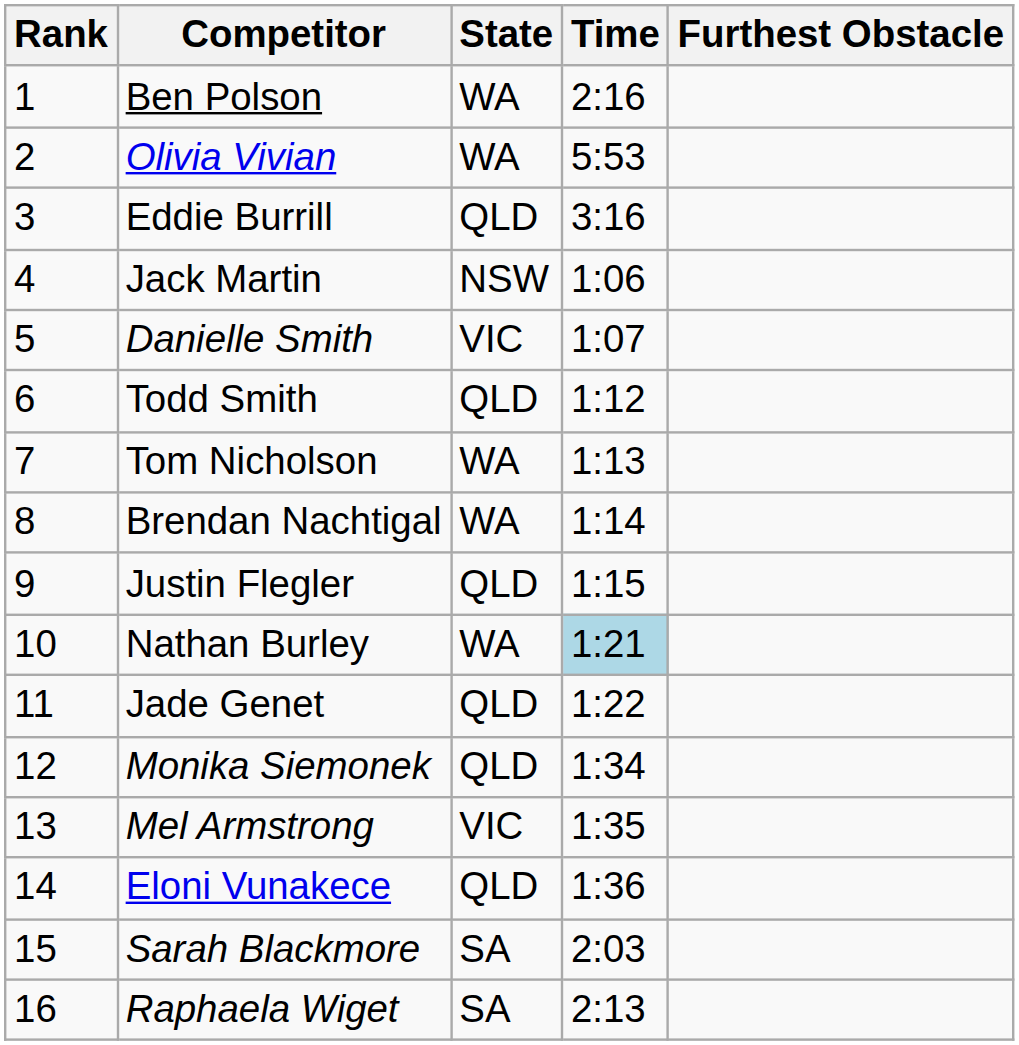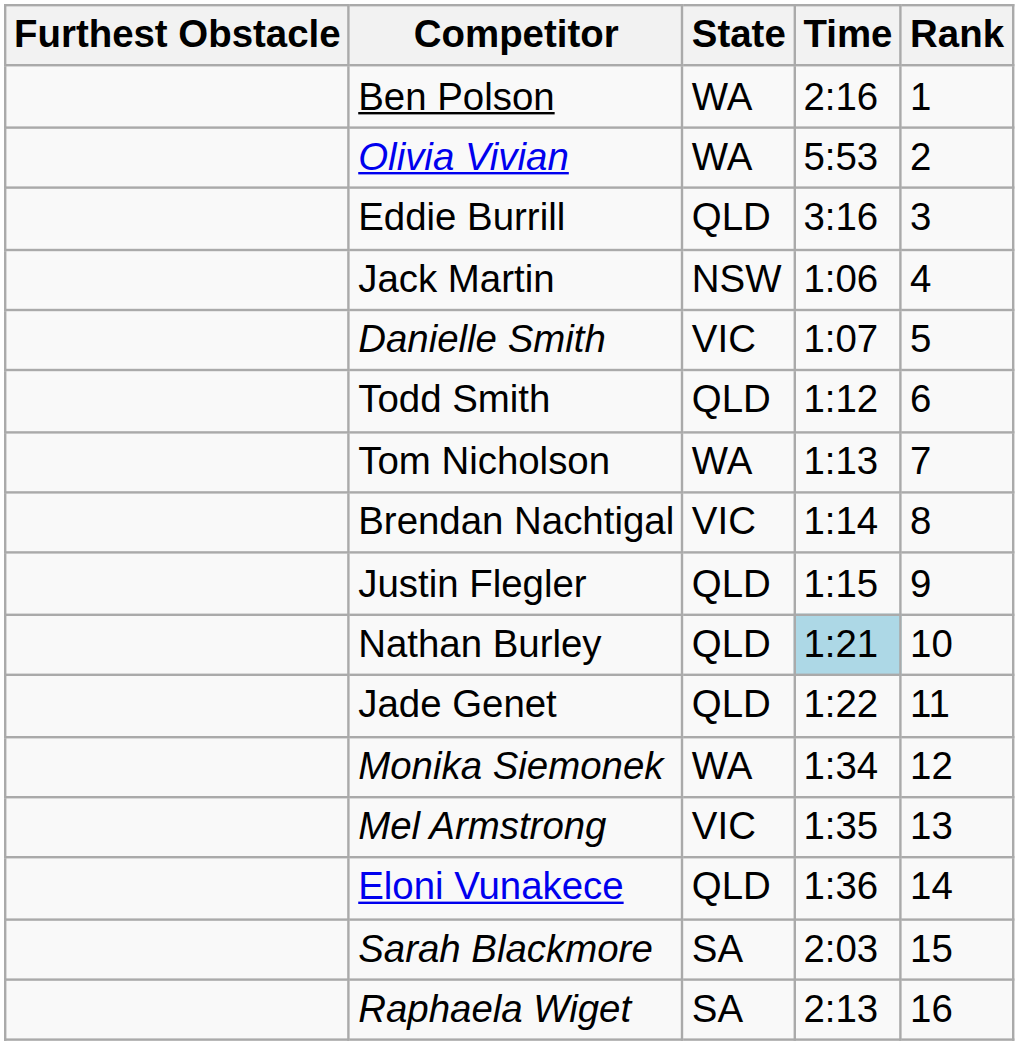columns swapped: (61, 34) <-> (841, 34)
(490, 522) WA -> (724, 522) VIC
(490, 643) WA -> (731, 643) QLD
(499, 765) QLD -> (722, 765) WA
